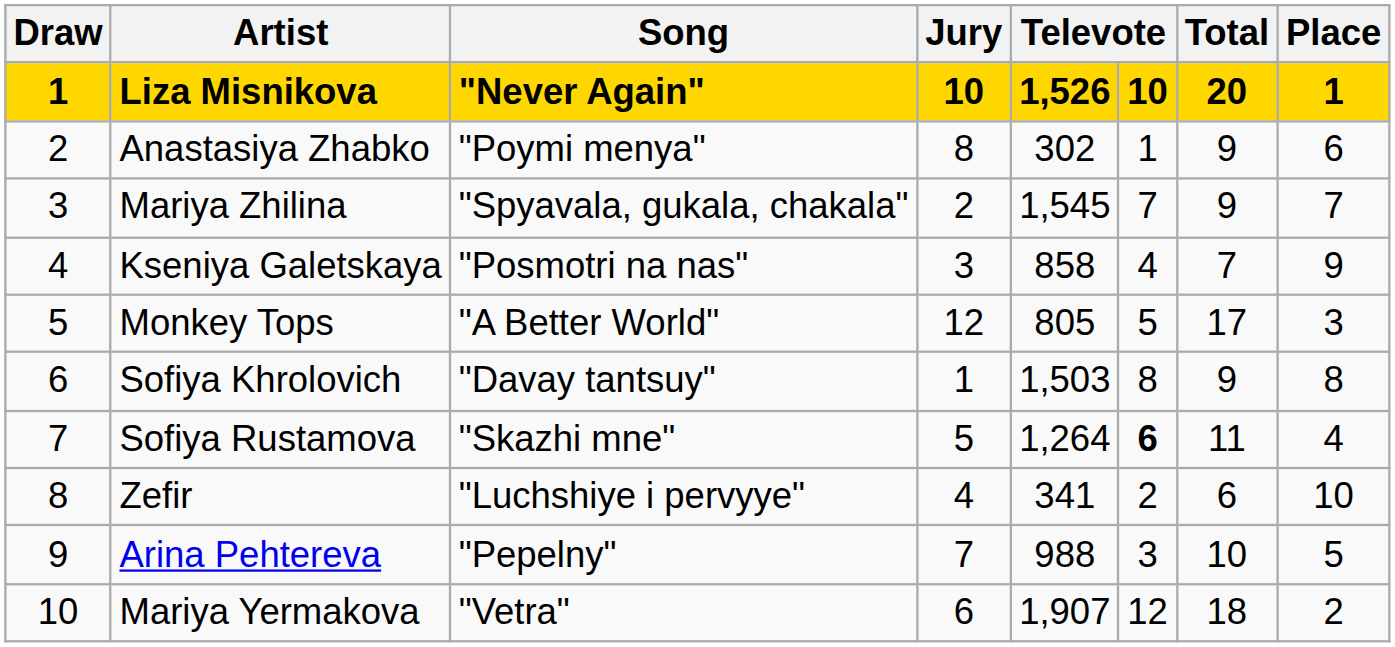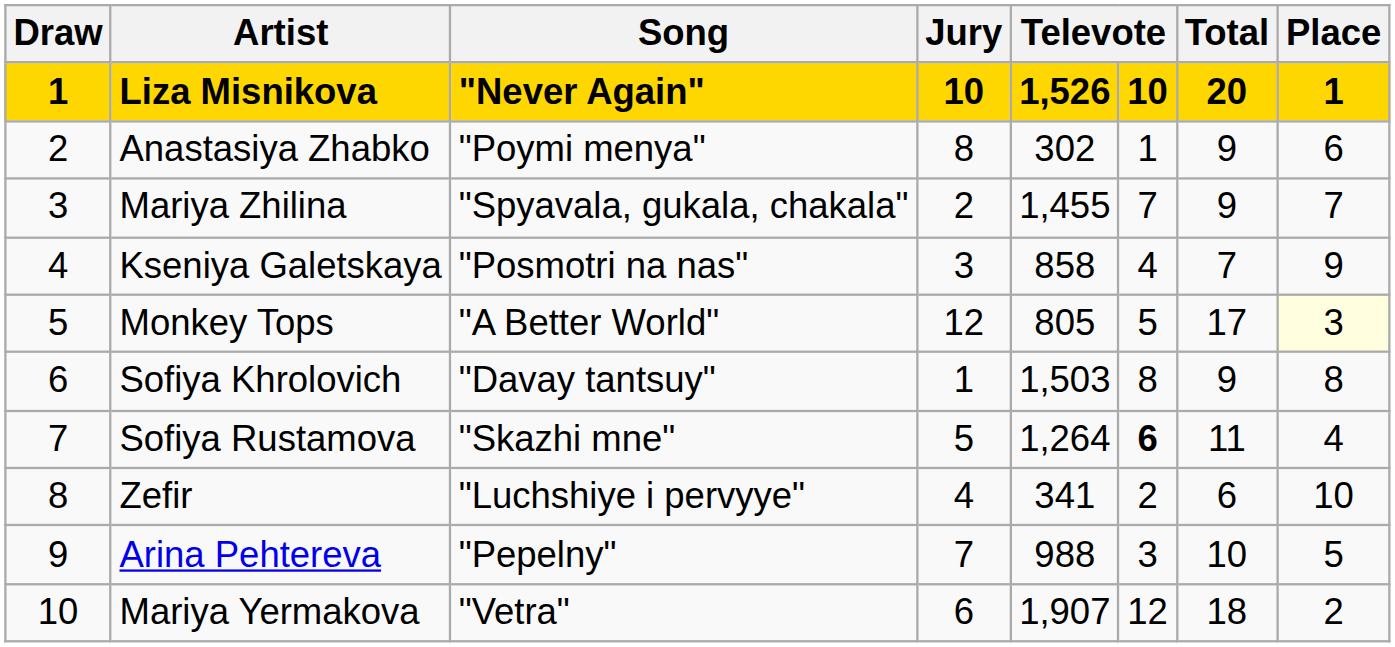(1065, 206) 1,545 -> (1065, 206) 1,455
(1334, 322) no background -> (1334, 322) lightyellow background
